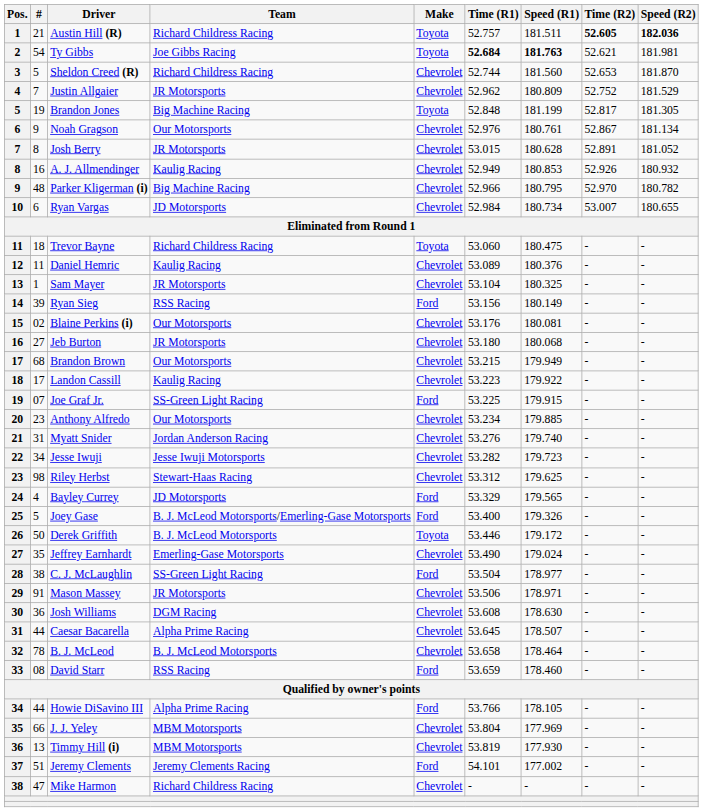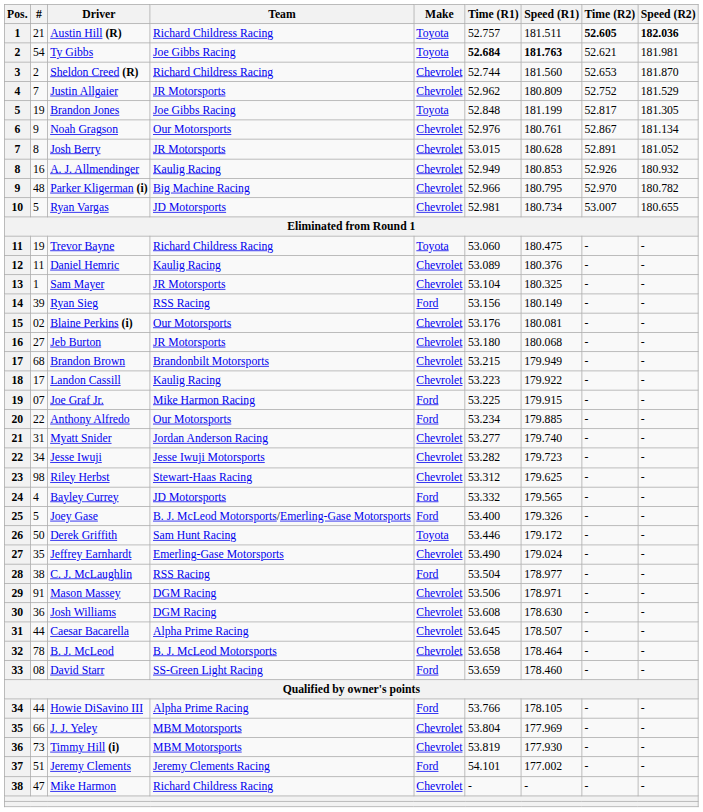(36, 72) 5 -> (36, 72) 2
(201, 110) Big Machine Racing -> (194, 110) Joe Gibbs Racing
(36, 207) 6 -> (36, 207) 5
(484, 207) 52.984 -> (484, 207) 52.981
(39, 245) 18 -> (39, 245) 19
(192, 361) Our Motorsports -> (211, 361) Brandonbilt Motorsports
(208, 400) SS-Green Light Racing -> (204, 400) Mike Harmon Racing
(39, 419) 23 -> (39, 419) 22
(439, 419) Chevrolet -> (427, 419) Ford
(484, 438) 53.276 -> (484, 438) 53.277
(484, 496) 53.329 -> (484, 496) 53.332
(215, 535) B. J. McLeod Motorsports -> (195, 535) Sam Hunt Racing
(208, 573) SS-Green Light Racing -> (181, 573) RSS Racing
(189, 593) JR Motorsports -> (185, 593) DGM Racing
(181, 670) RSS Racing -> (208, 670) SS-Green Light Racing
(39, 747) 13 -> (39, 747) 73
